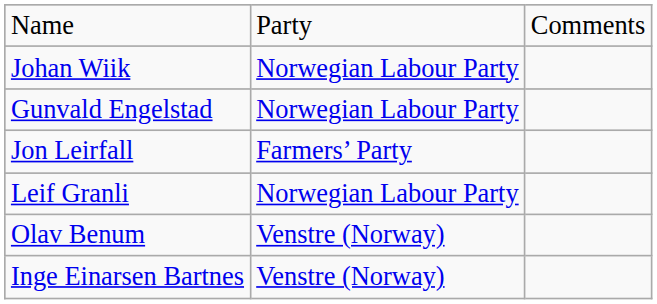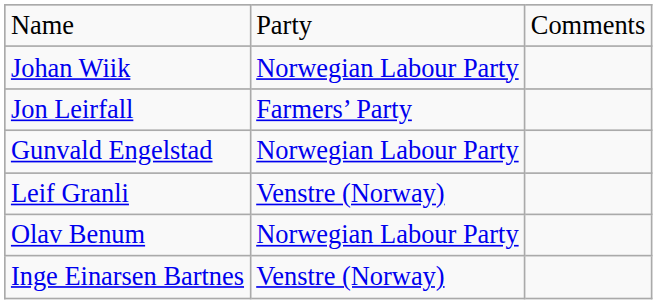rows swapped: (112, 109) <-> (72, 151)
(387, 192) Norwegian Labour Party -> (350, 192) Venstre (Norway)
(350, 234) Venstre (Norway) -> (387, 234) Norwegian Labour Party
